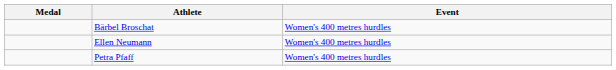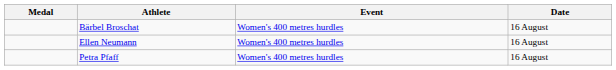+ column: (560, 12)
